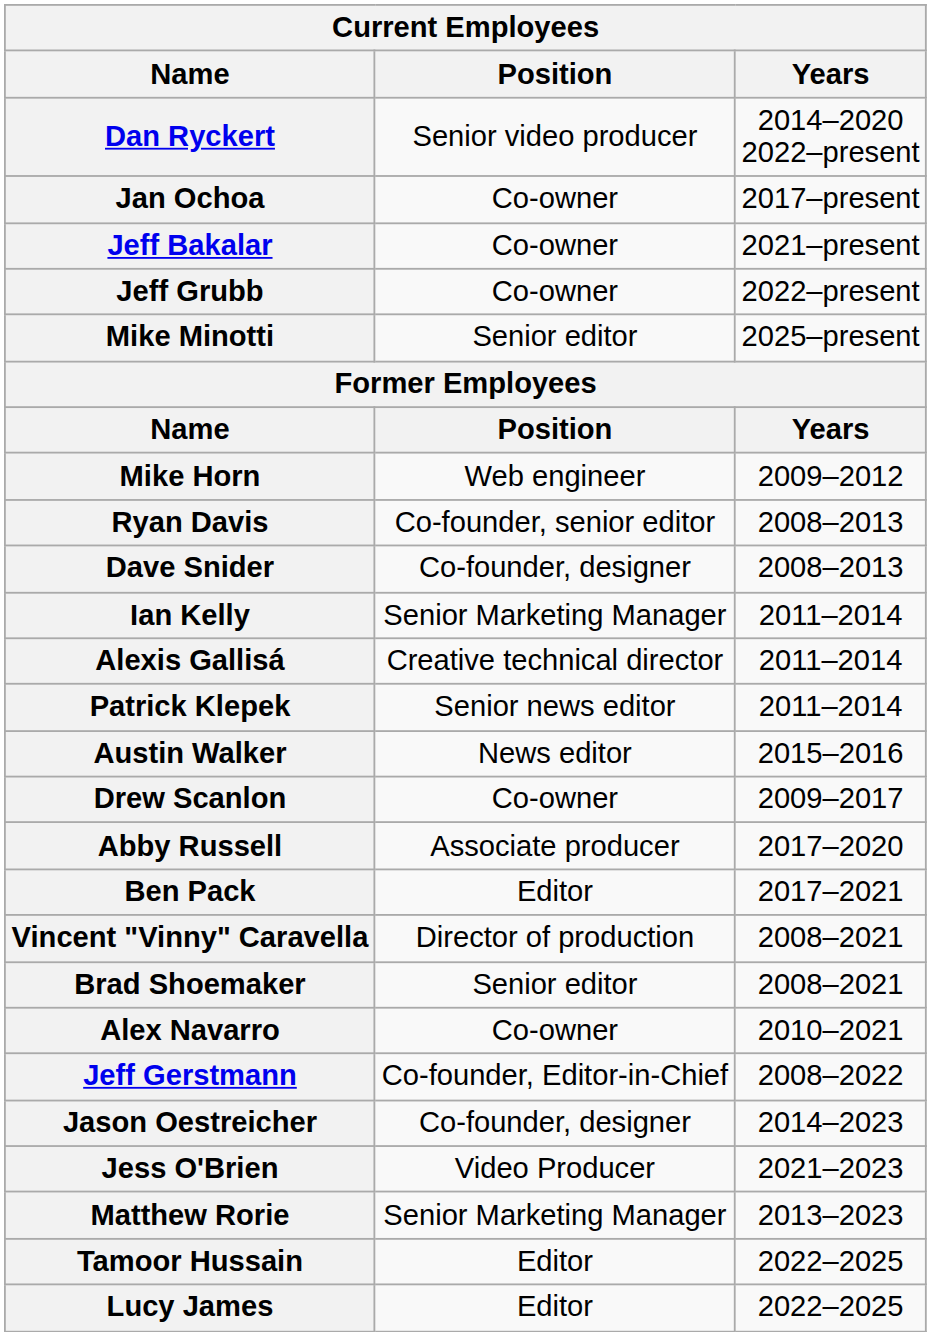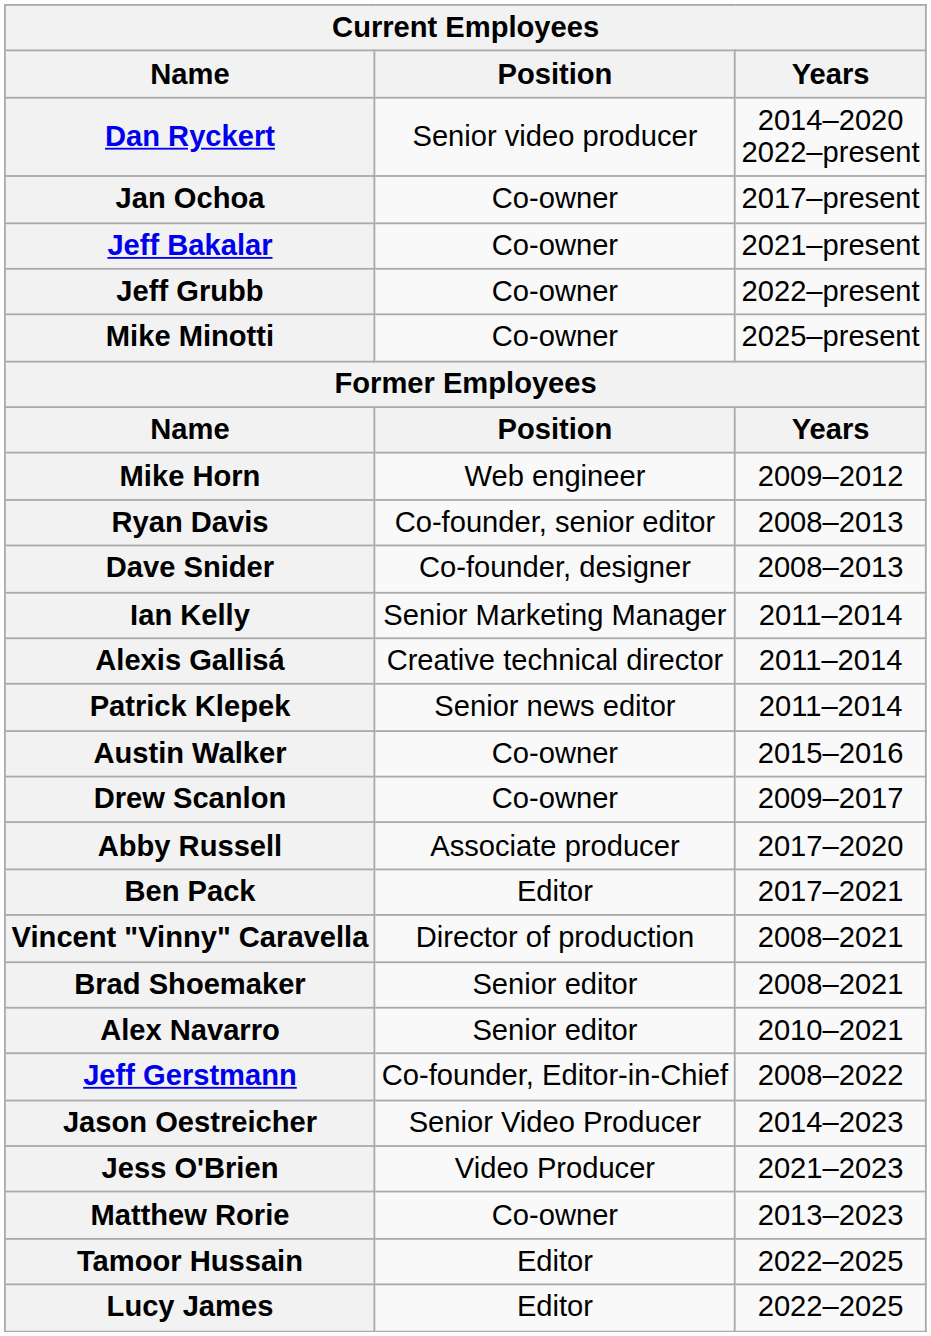(555, 337) Senior editor -> (555, 337) Co-owner
(555, 753) News editor -> (555, 753) Co-owner
(555, 1030) Co-owner -> (555, 1030) Senior editor
(555, 1122) Co-founder, designer -> (555, 1122) Senior Video Producer
(555, 1214) Senior Marketing Manager -> (555, 1214) Co-owner
